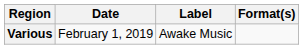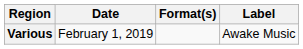columns swapped: (267, 14) <-> (196, 14)
